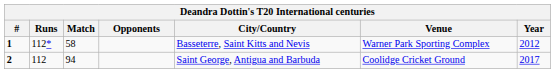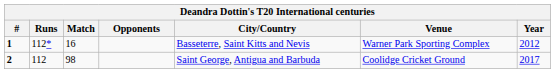(71, 44) 58 -> (71, 44) 16
(71, 60) 94 -> (71, 60) 98
